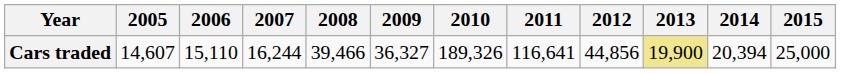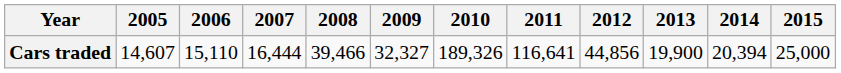(274, 51) 16,244 -> (274, 51) 16,444
(402, 51) 36,327 -> (402, 51) 32,327
(676, 51) khaki background -> (676, 51) no background
